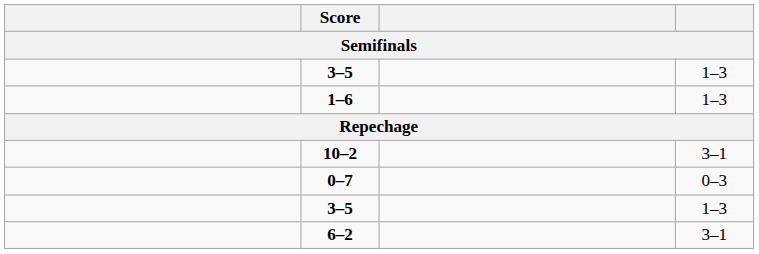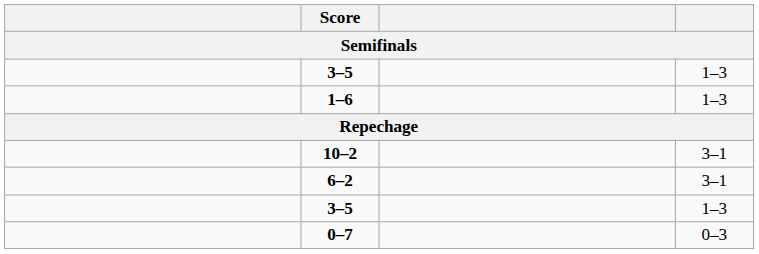rows swapped: (340, 235) <-> (340, 180)
